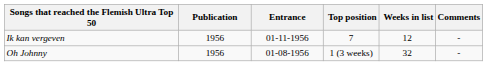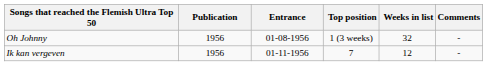rows swapped: (27, 53) <-> (36, 38)
